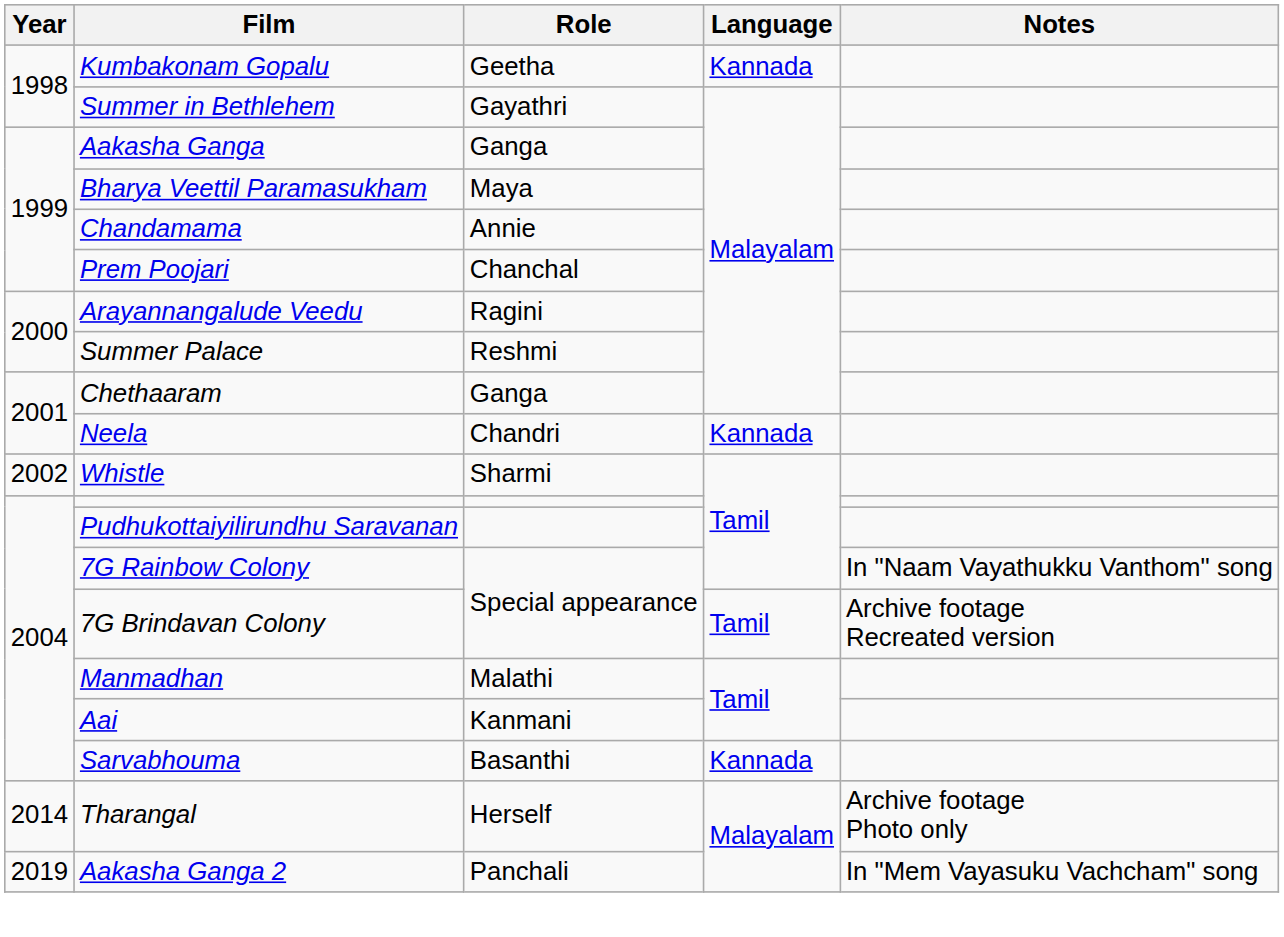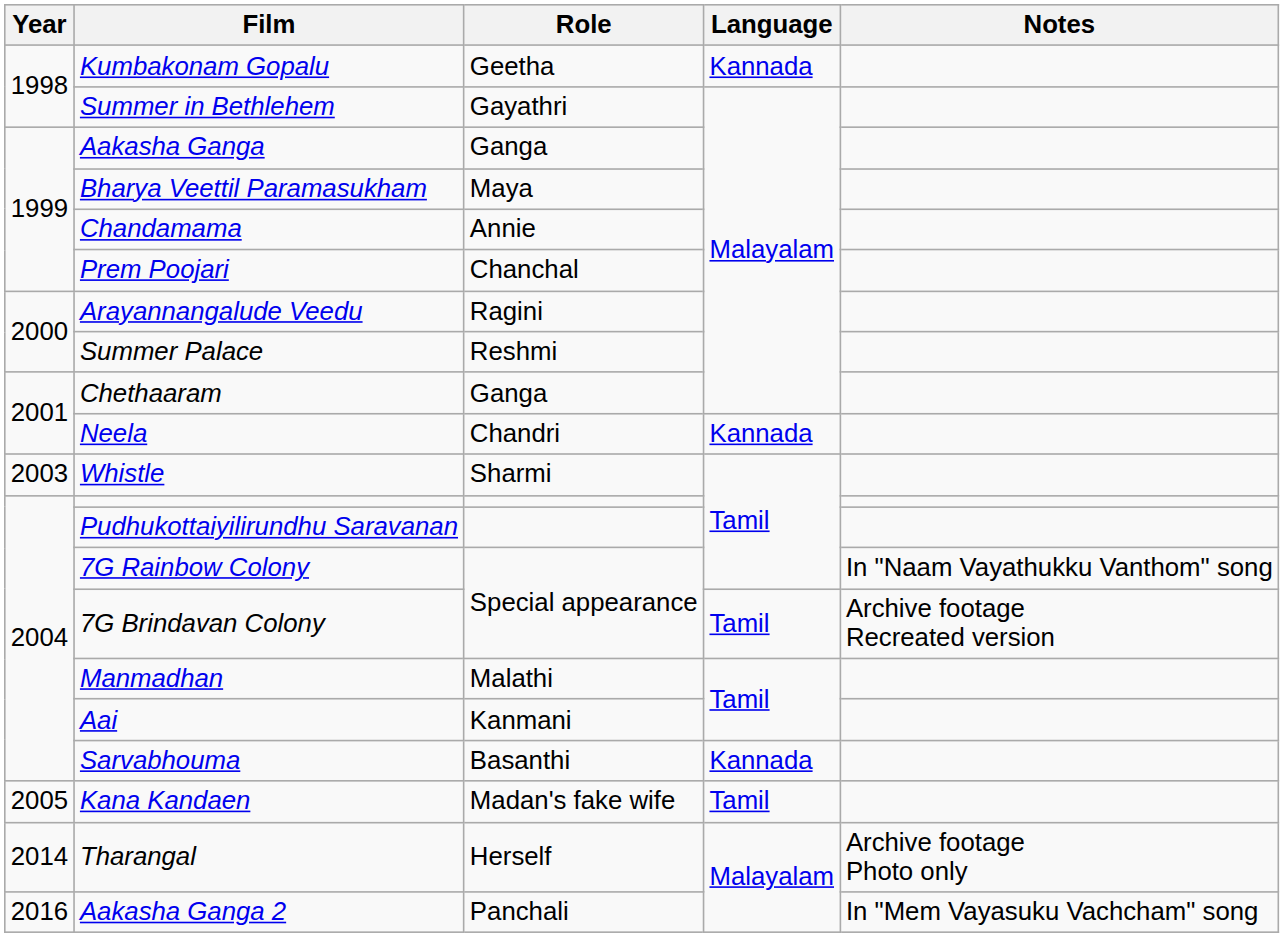(39, 474) 2002 -> (39, 474) 2003
+ row: (165, 801)
(39, 870) 2019 -> (39, 911) 2016
